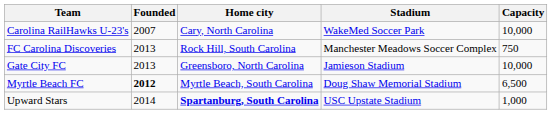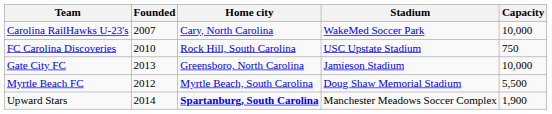(145, 48) 2013 -> (145, 48) 2010
(410, 48) Manchester Meadows Soccer Complex -> (372, 48) USC Upstate Stadium
(145, 83) bold -> (145, 83) normal
(514, 83) 6,500 -> (514, 83) 5,500
(372, 100) USC Upstate Stadium -> (410, 100) Manchester Meadows Soccer Complex
(514, 100) 1,000 -> (514, 100) 1,900
